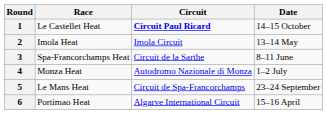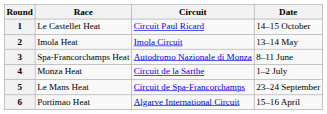(172, 26) bold -> (169, 26) normal
(169, 56) Circuit de la Sarthe -> (193, 56) Autodromo Nazionale di Monza
(193, 71) Autodromo Nazionale di Monza -> (169, 71) Circuit de la Sarthe
